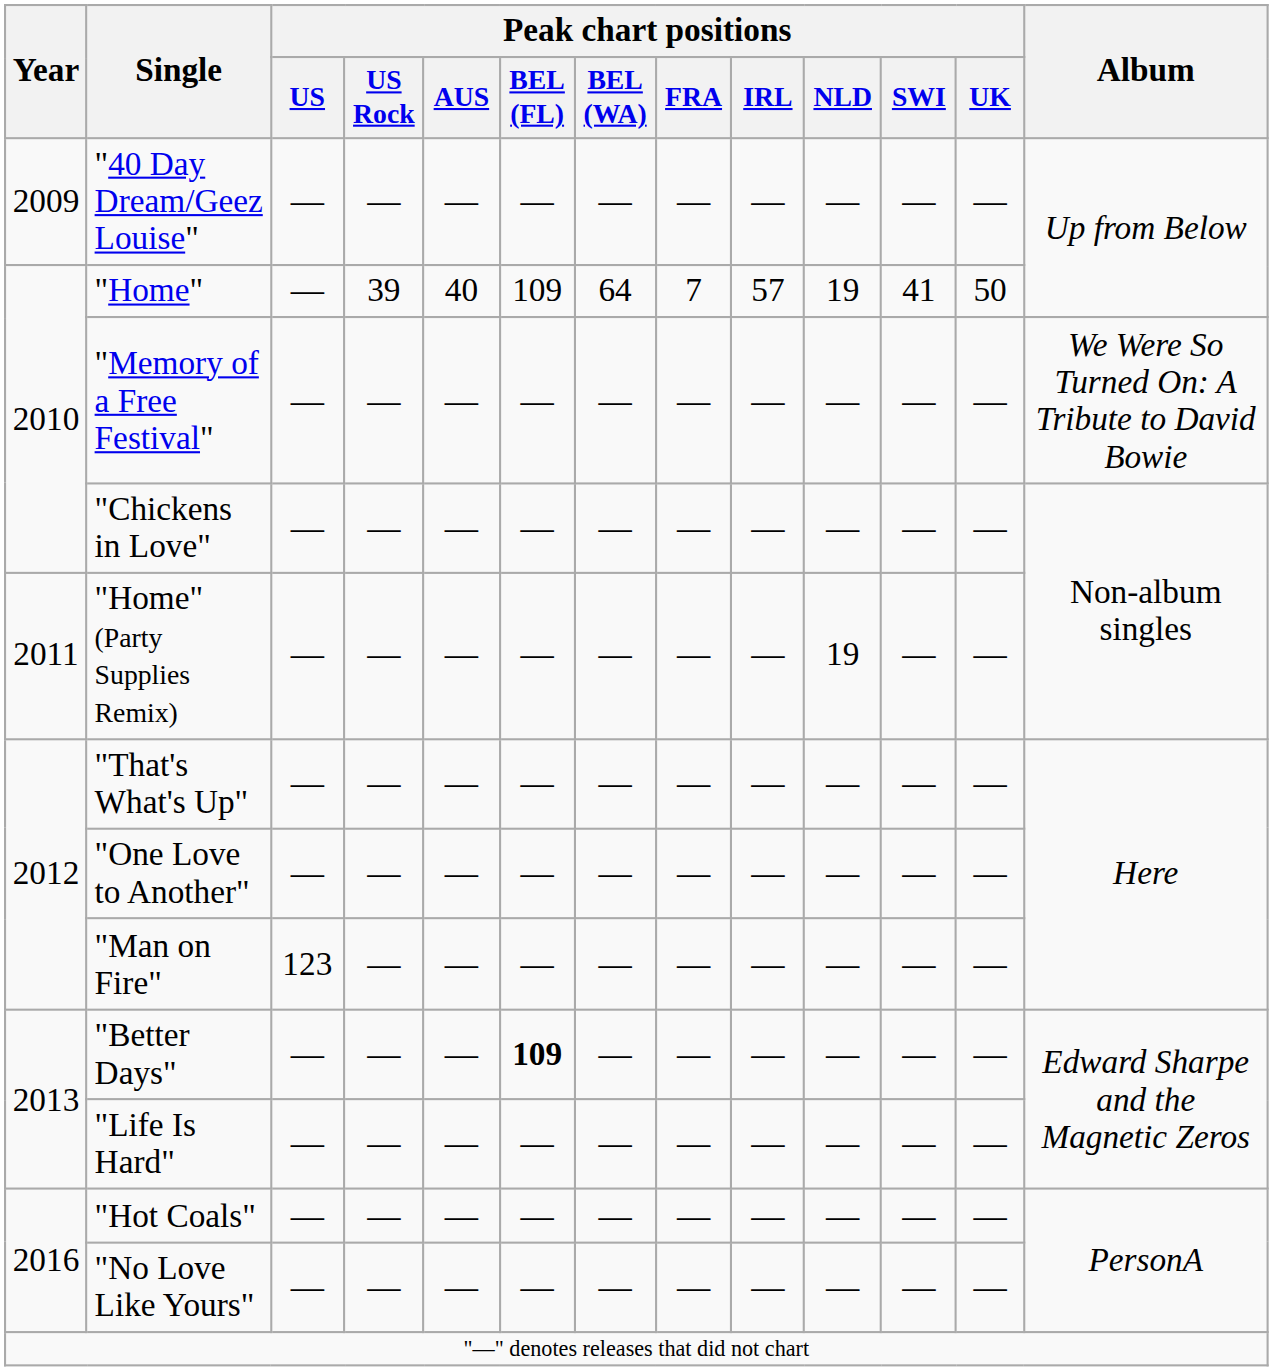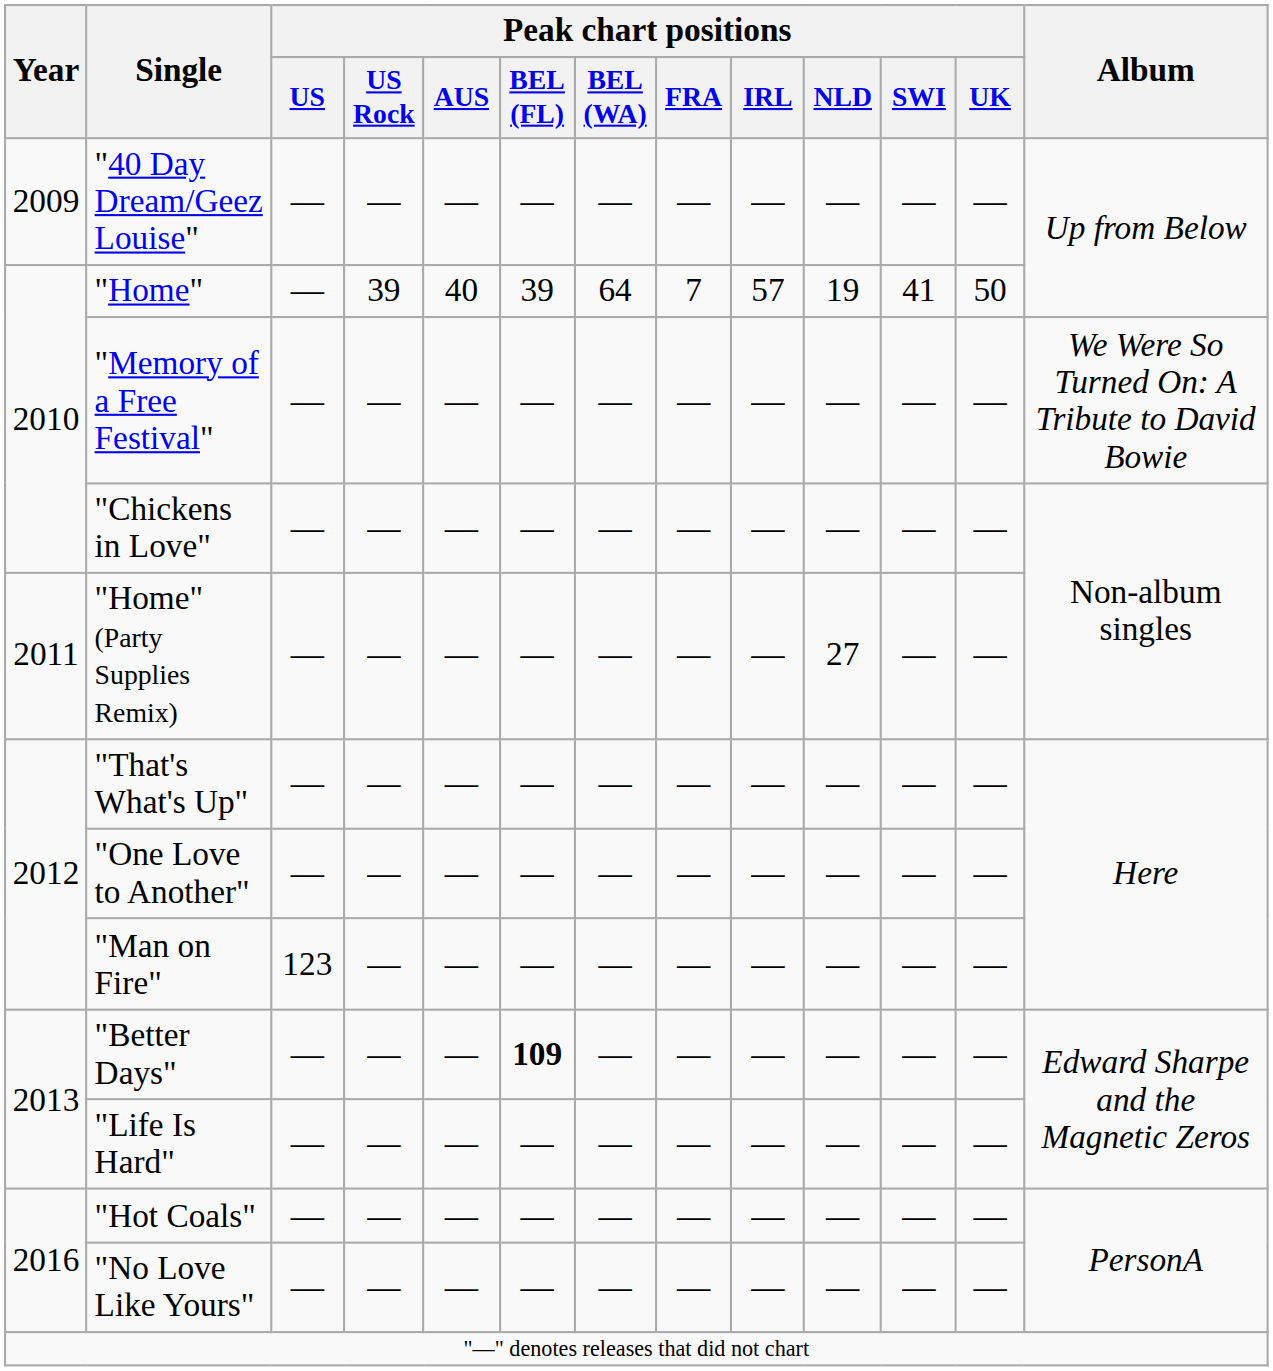(537, 291) 109 -> (537, 291) 39
(843, 655) 19 -> (843, 655) 27
